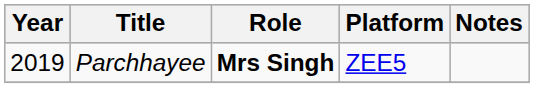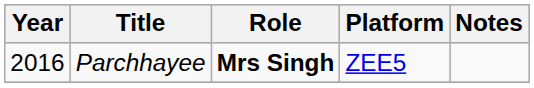(37, 62) 2019 -> (37, 62) 2016
